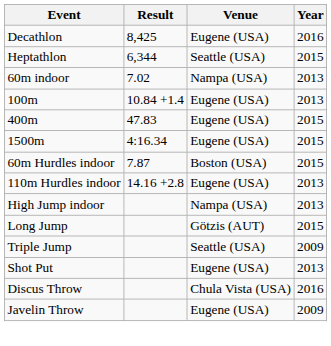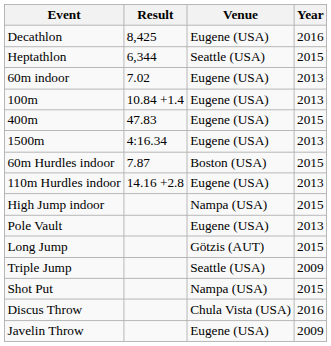(229, 78) Nampa (USA) -> (229, 78) Eugene (USA)
(310, 141) 2015 -> (310, 141) 2013
(310, 204) 2013 -> (310, 204) 2015
+ row: (35, 225)
(229, 267) Eugene (USA) -> (229, 288) Nampa (USA)
(310, 267) 2013 -> (310, 288) 2015
